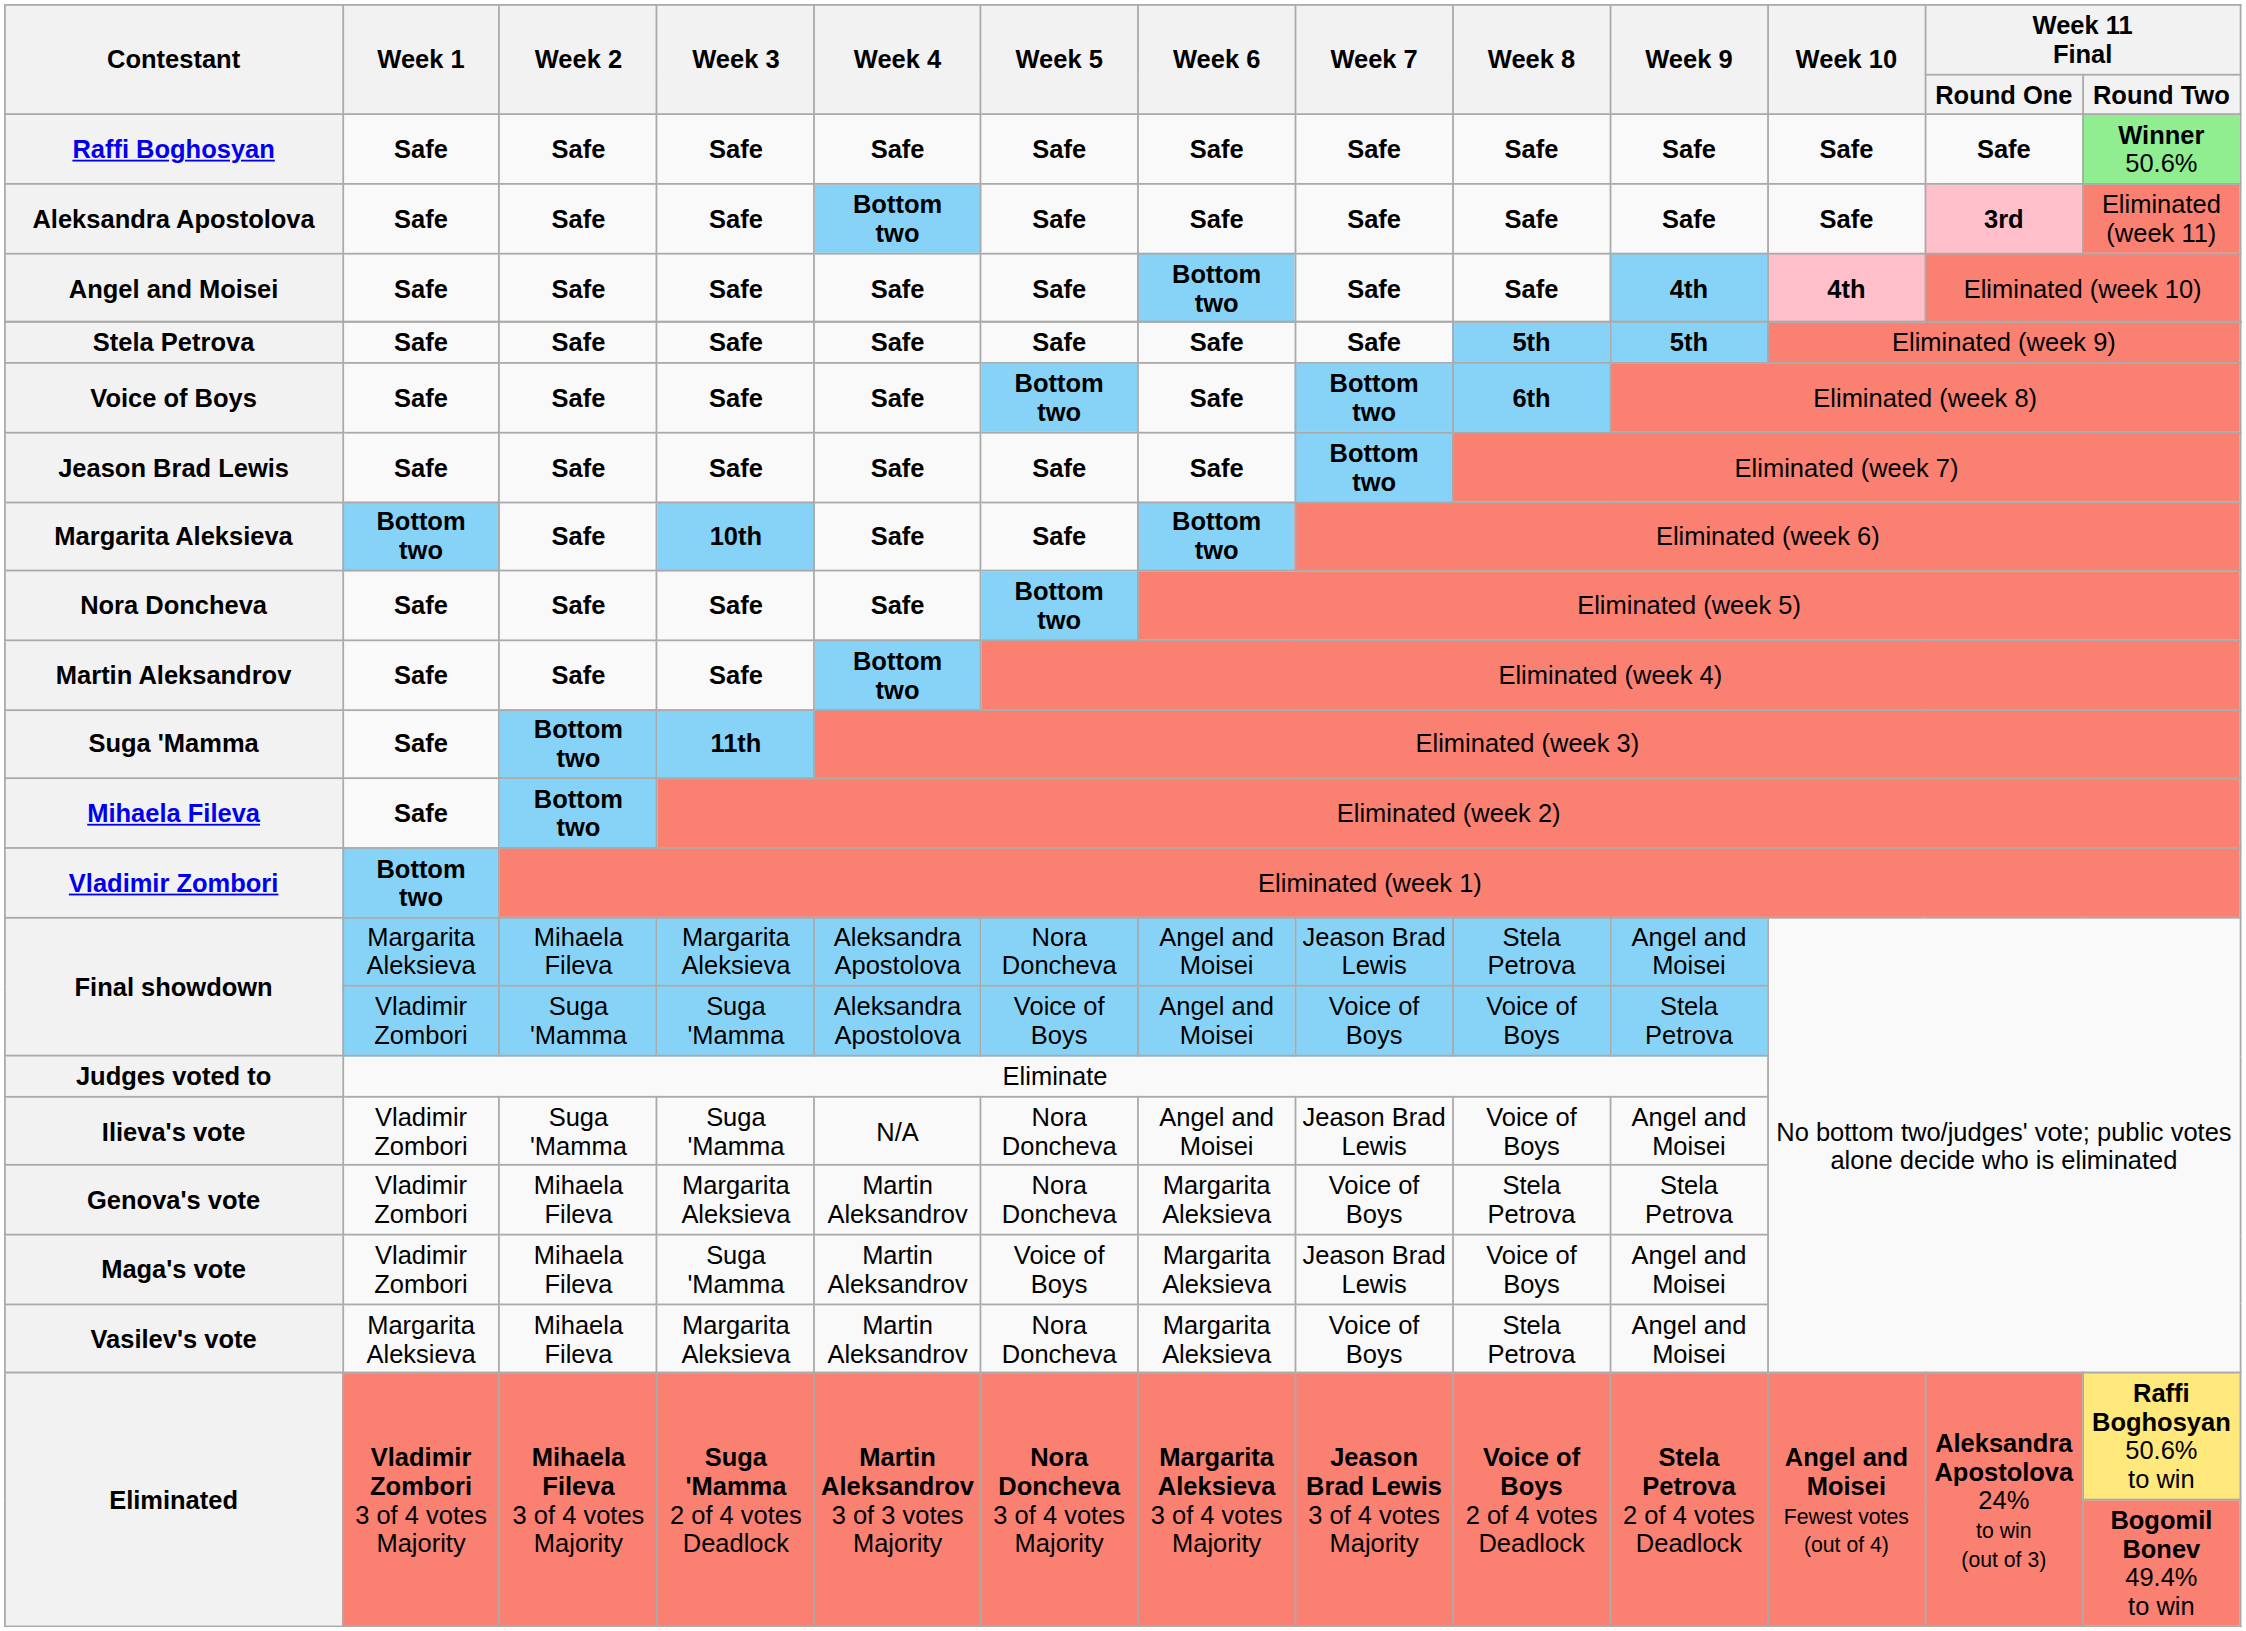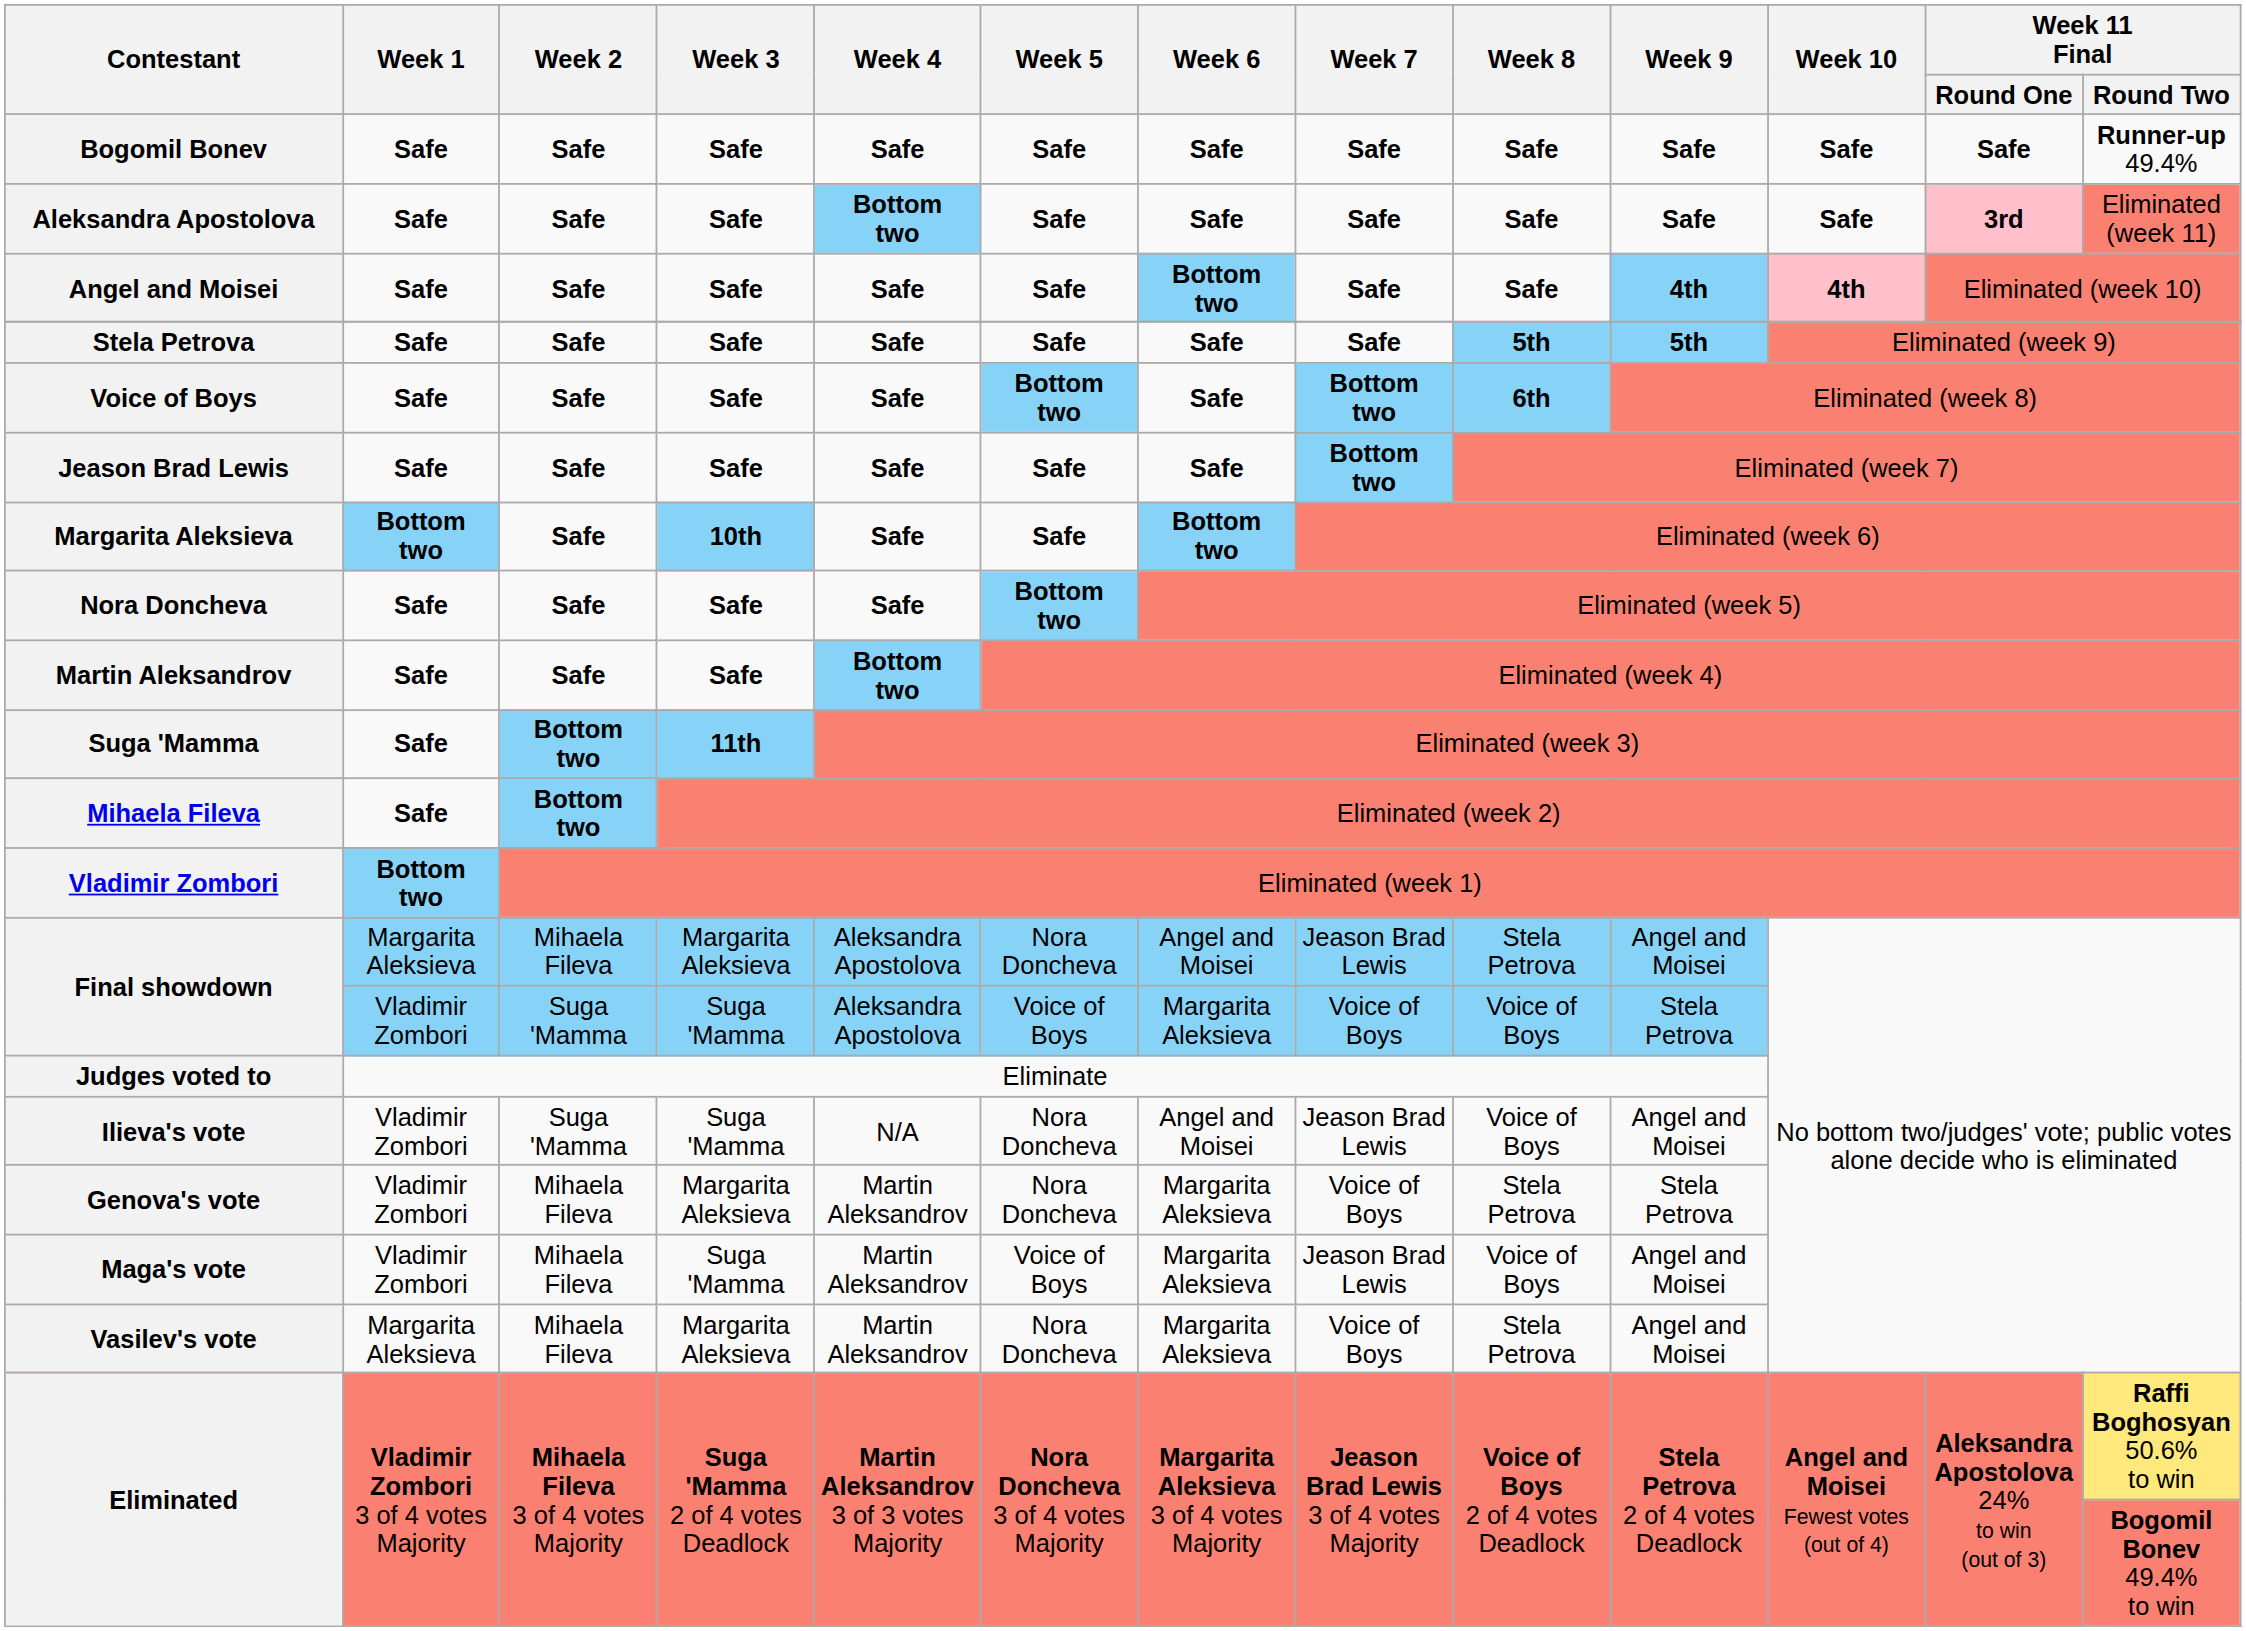- row: (174, 150)
+ row: (174, 150)
(1217, 1021) Angel and Moisei -> (1217, 1021) Margarita Aleksieva
